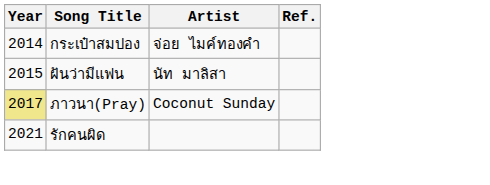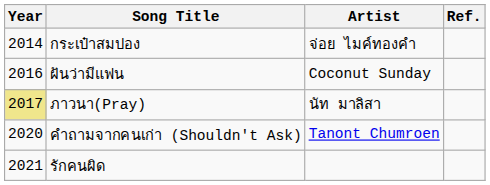(26, 74) 2015 -> (26, 74) 2016
(189, 75) นัท มาลิสา -> (370, 74) Coconut Sunday
(214, 104) Coconut Sunday -> (345, 106) นัท มาลิสา
+ row: (176, 136)
